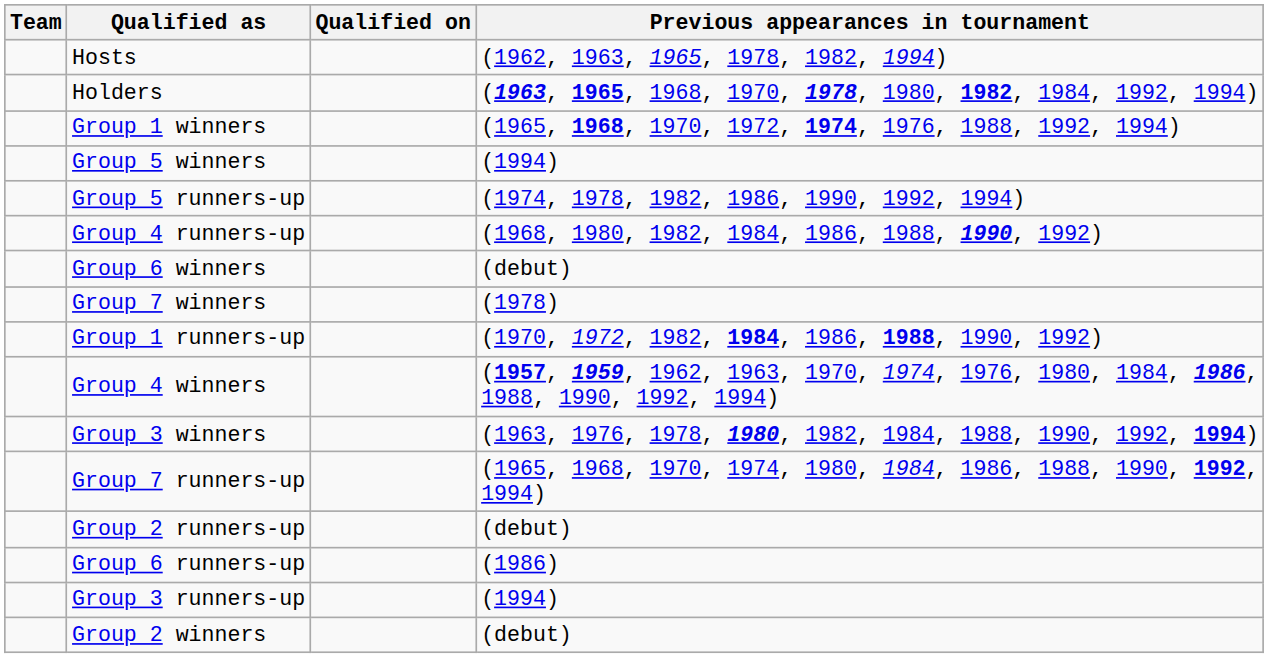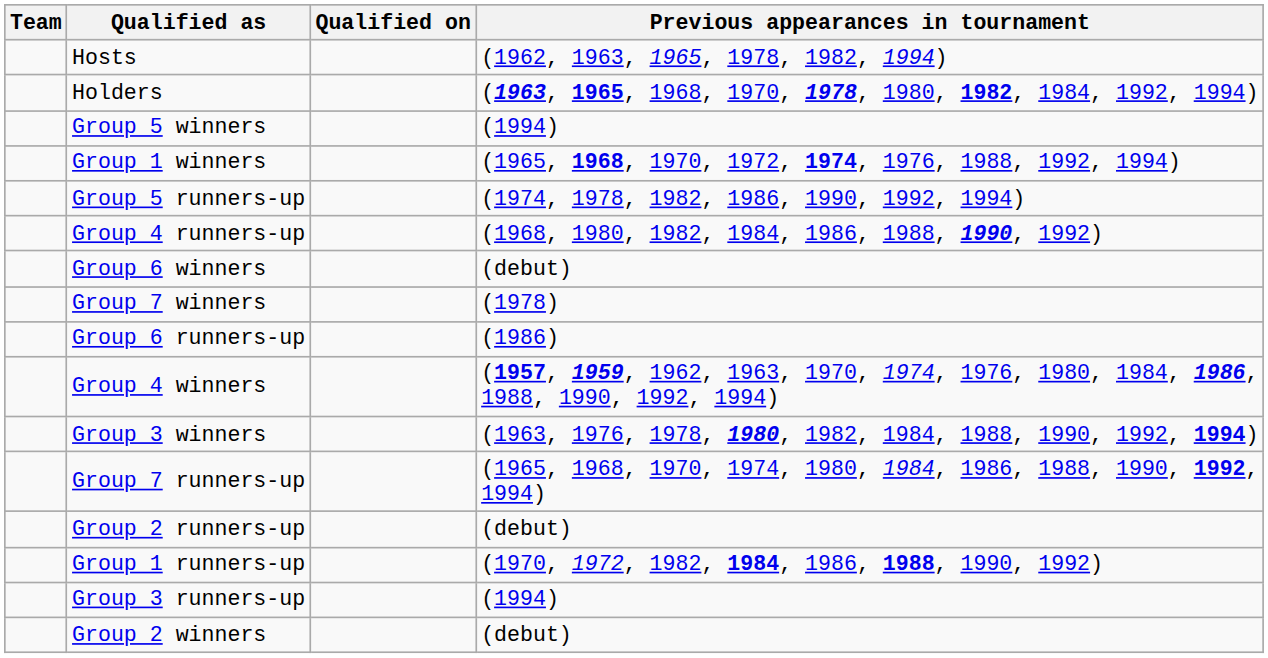rows swapped: (169, 163) <-> (169, 128)
rows swapped: (189, 339) <-> (189, 565)
